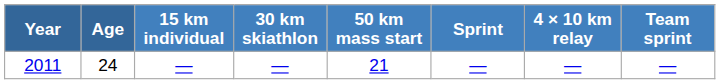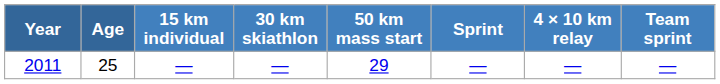(108, 65) 24 -> (108, 65) 25
(379, 65) 21 -> (379, 65) 29
